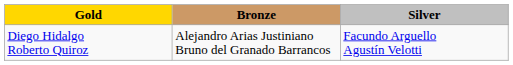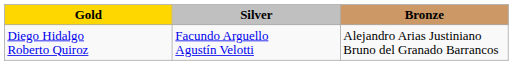columns swapped: (424, 14) <-> (256, 14)
